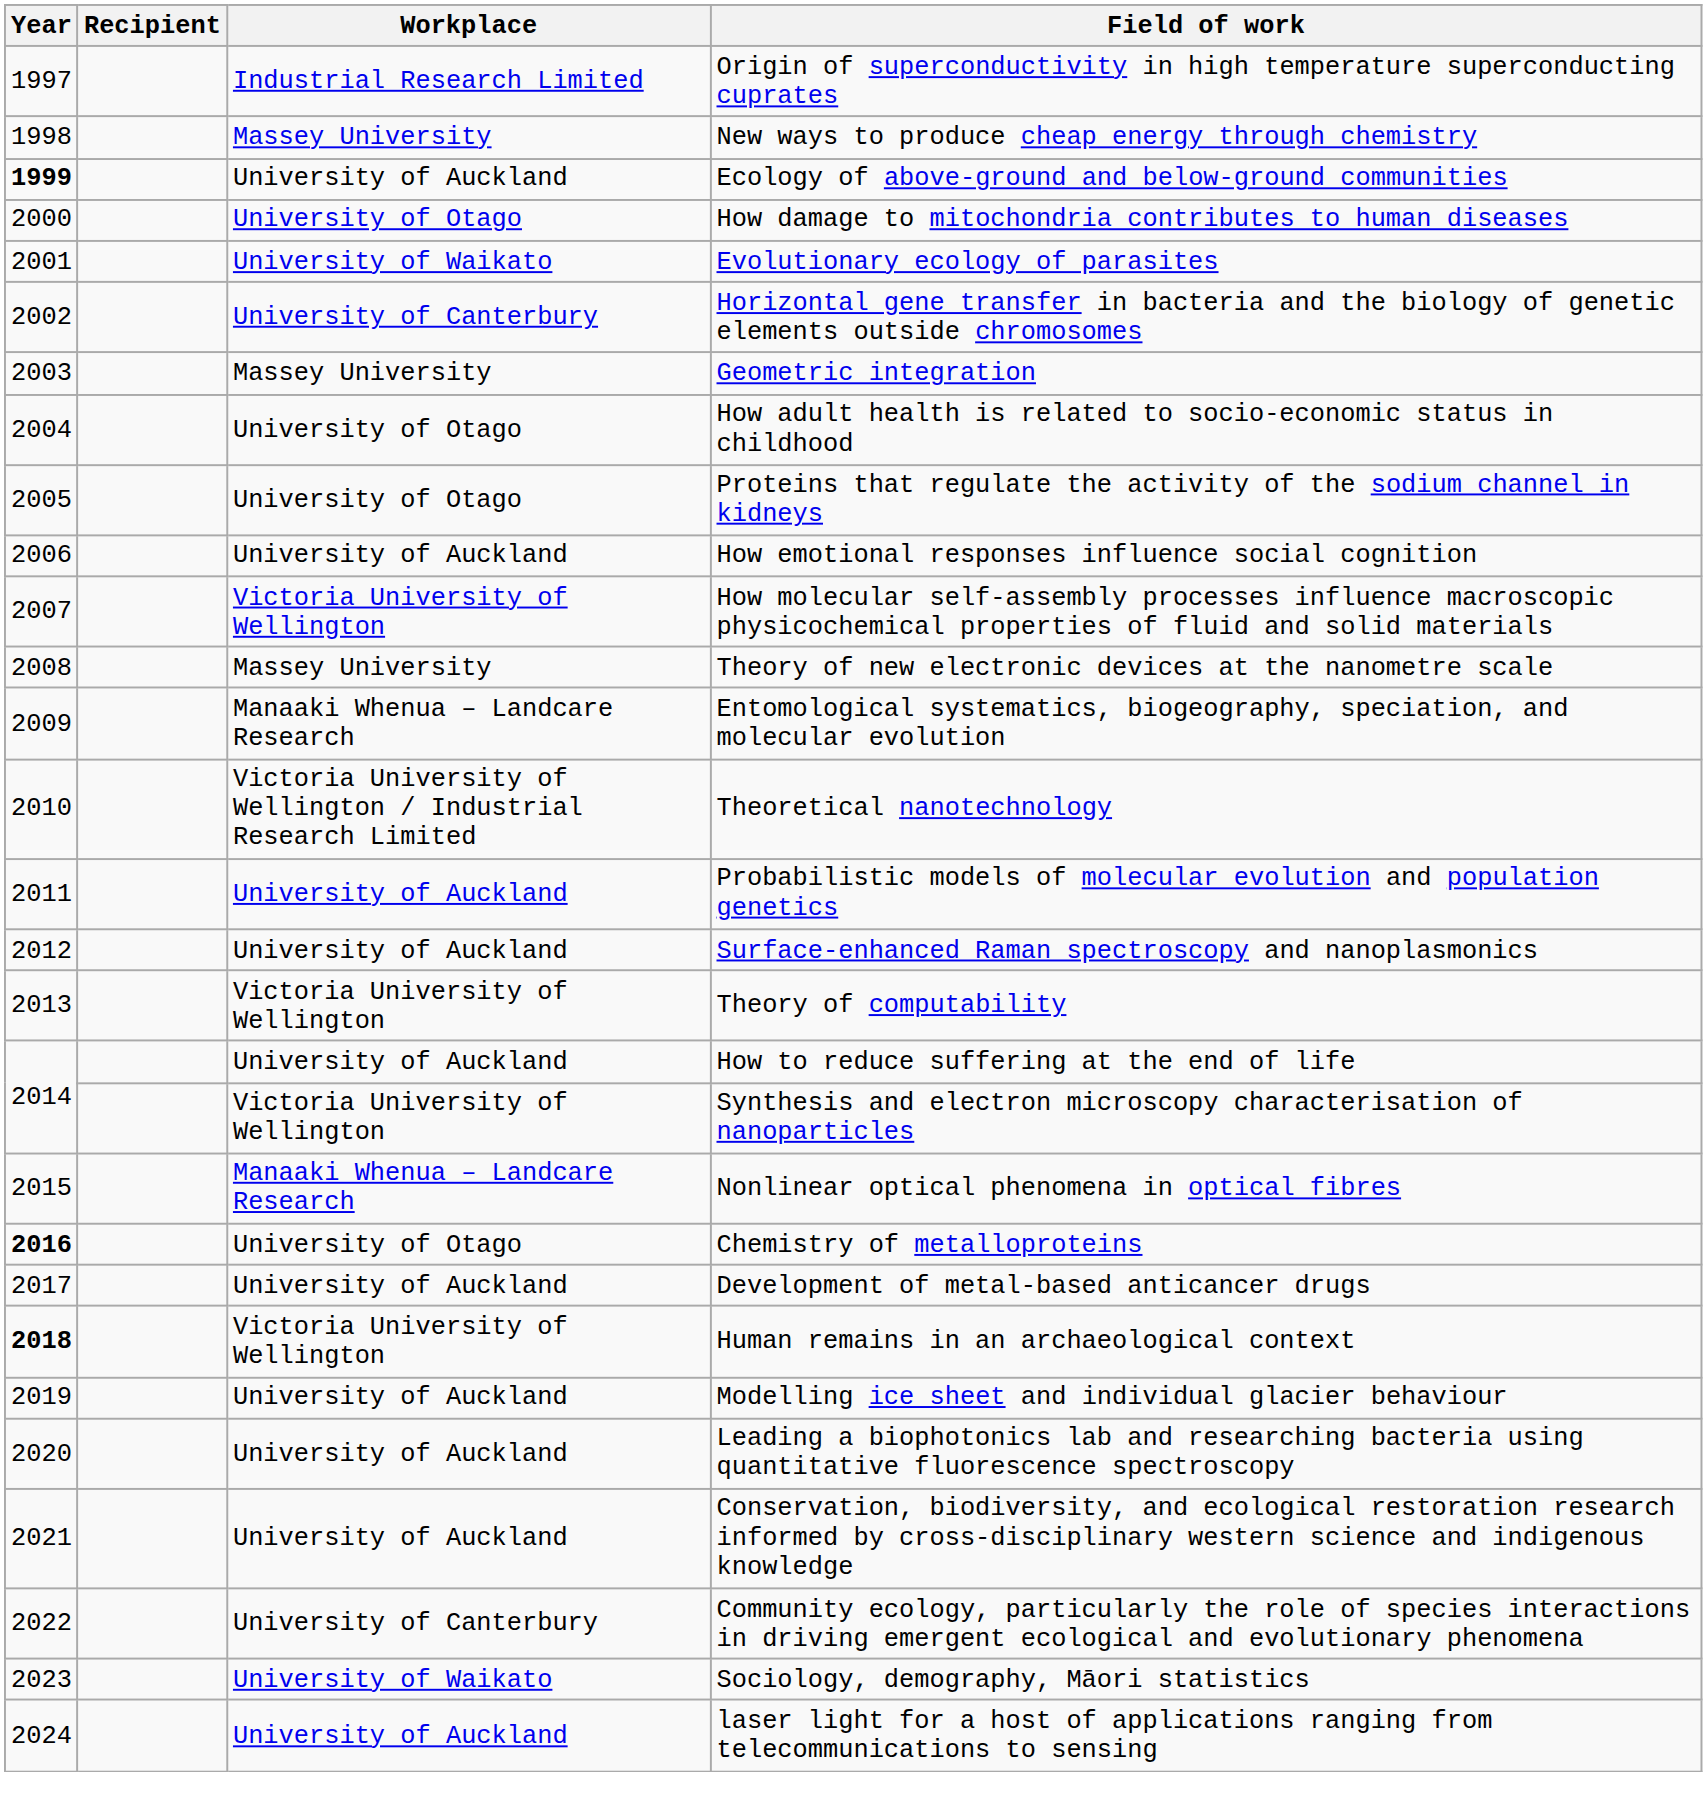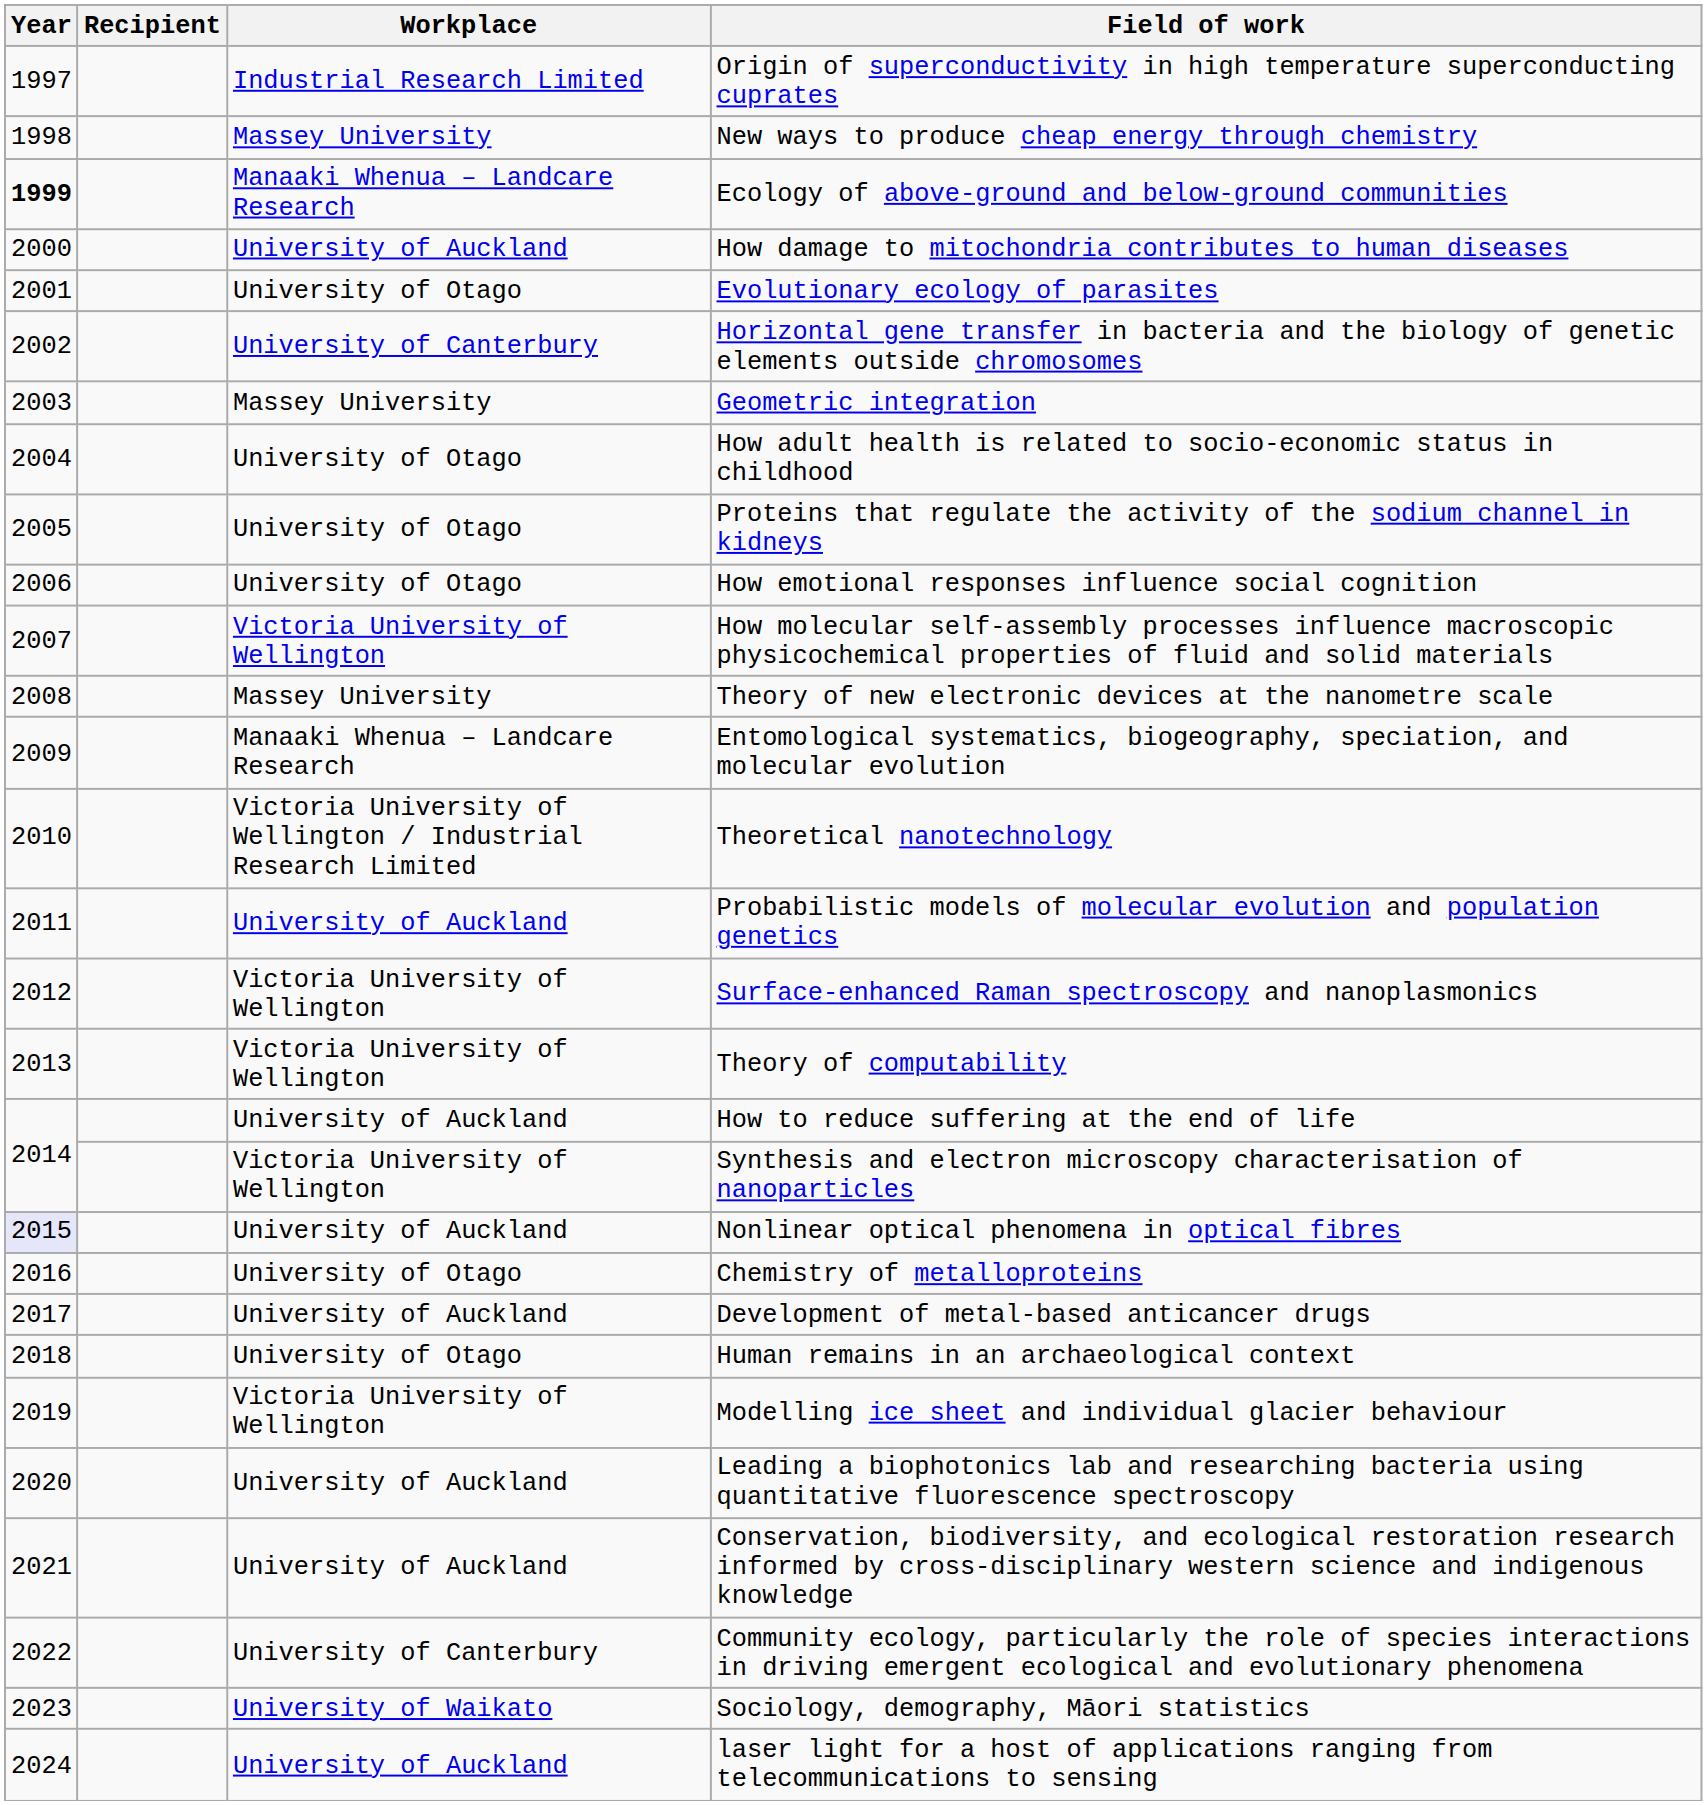(400, 179) University of Auckland -> (423, 193) Manaaki Whenua – Landcare Research
(377, 220) University of Otago -> (400, 249) University of Auckland
(393, 261) University of Waikato -> (377, 291) University of Otago
(400, 556) University of Auckland -> (377, 585) University of Otago
(400, 950) University of Auckland -> (400, 994) Victoria University of Wellington
(41, 1188) no background -> (41, 1232) lavender background
(423, 1188) Manaaki Whenua – Landcare Research -> (400, 1232) University of Auckland
(41, 1244) bold -> (41, 1274) normal
(41, 1342) bold -> (41, 1356) normal
(400, 1342) Victoria University of Wellington -> (377, 1356) University of Otago
(400, 1397) University of Auckland -> (400, 1412) Victoria University of Wellington
